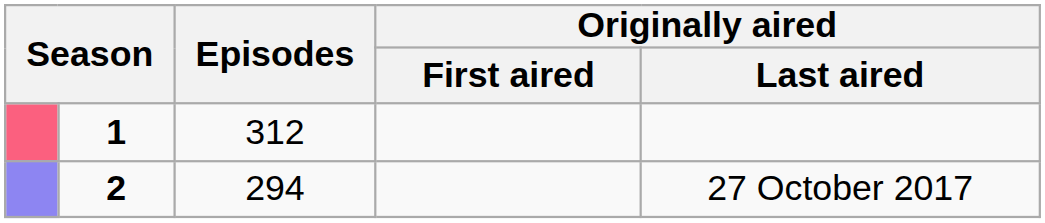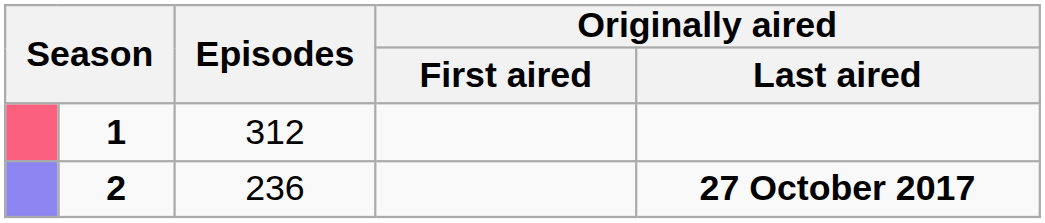(275, 188) 294 -> (275, 188) 236
(840, 188) normal -> (837, 188) bold
